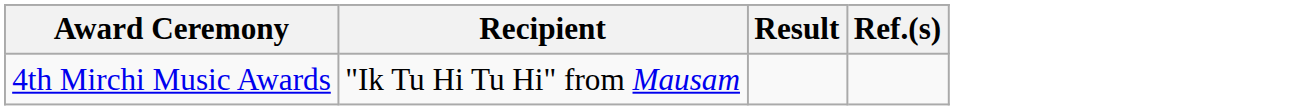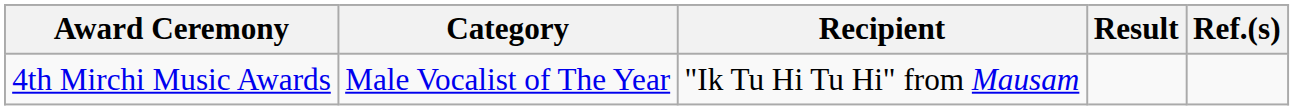+ column: (508, 29)
